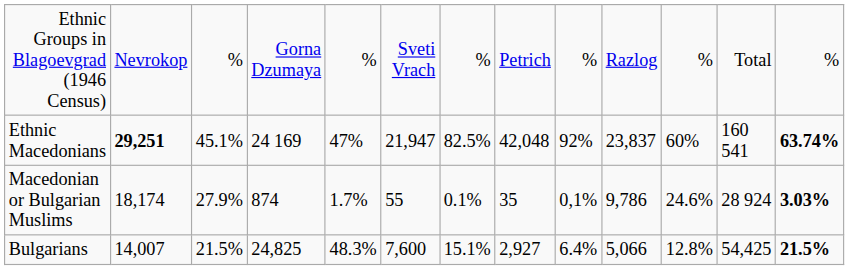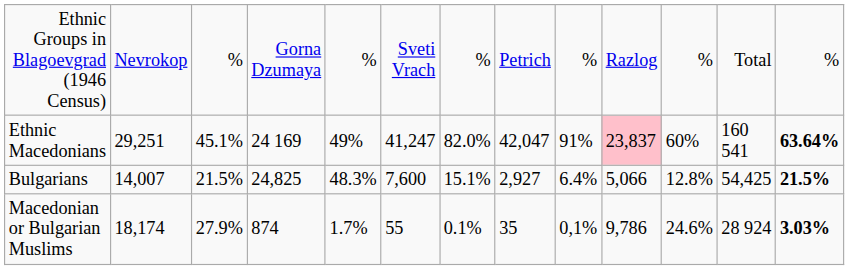(140, 140) bold -> (140, 140) normal
(346, 140) 47% -> (346, 140) 49%
(410, 140) 21,947 -> (410, 140) 41,247
(467, 140) 82.5% -> (467, 140) 82.0%
(524, 140) 42,048 -> (524, 140) 42,047
(576, 140) 92% -> (576, 140) 91%
(631, 140) no background -> (631, 140) pink background
(810, 140) 63.74% -> (810, 140) 63.64%
rows swapped: (48, 249) <-> (55, 199)
